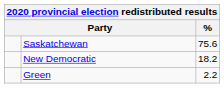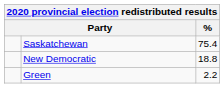(208, 43) 75.6 -> (208, 43) 75.4
(208, 59) 18.2 -> (208, 59) 18.8
